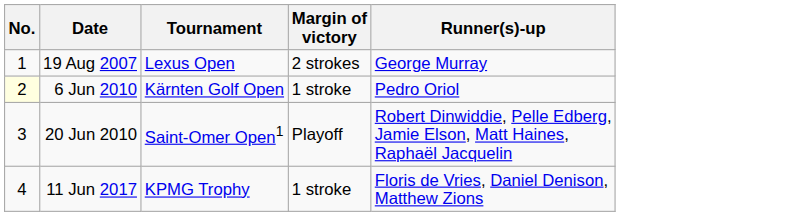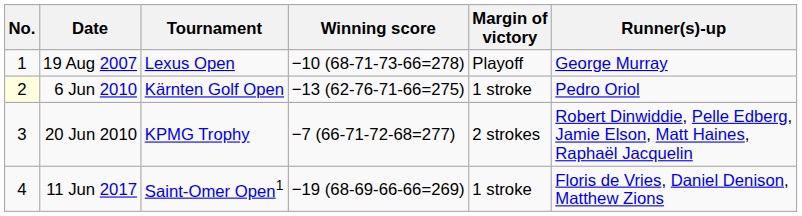+ column: (378, 27)
(326, 63) 2 strokes -> (498, 63) Playoff
(214, 135) Saint-Omer Open1 -> (197, 135) KPMG Trophy
(317, 135) Playoff -> (506, 135) 2 strokes
(197, 189) KPMG Trophy -> (214, 189) Saint-Omer Open1
